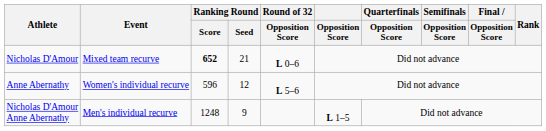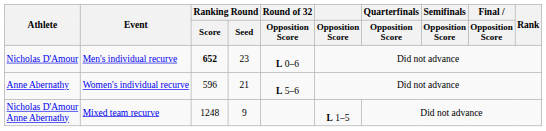(121, 59) Mixed team recurve -> (130, 59) Men's individual recurve
(244, 59) 21 -> (244, 59) 23
(244, 86) 12 -> (244, 86) 21
(130, 113) Men's individual recurve -> (121, 113) Mixed team recurve
